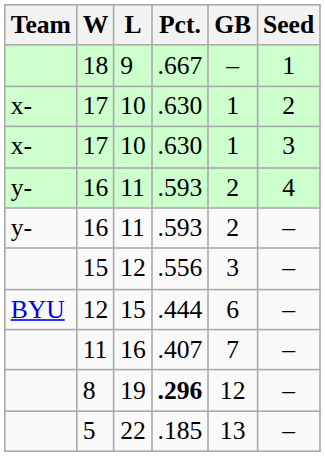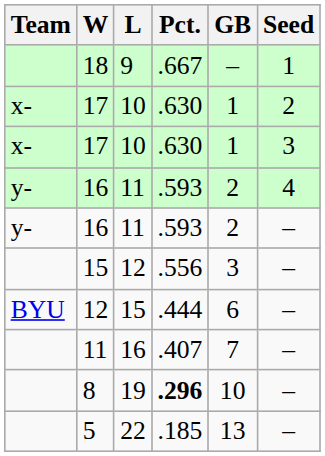(233, 390) 12 -> (233, 390) 10
